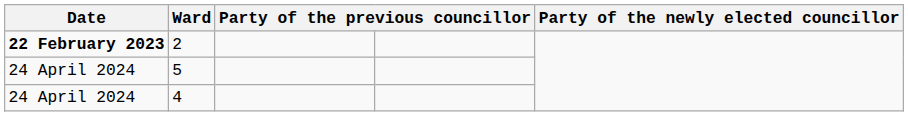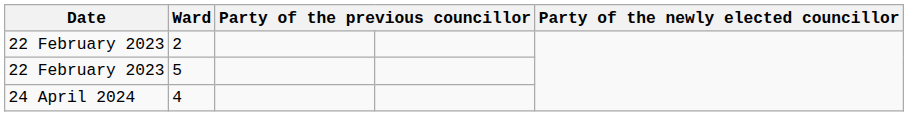(87, 44) bold -> (87, 44) normal
(72, 71) 24 April 2024 -> (87, 71) 22 February 2023
